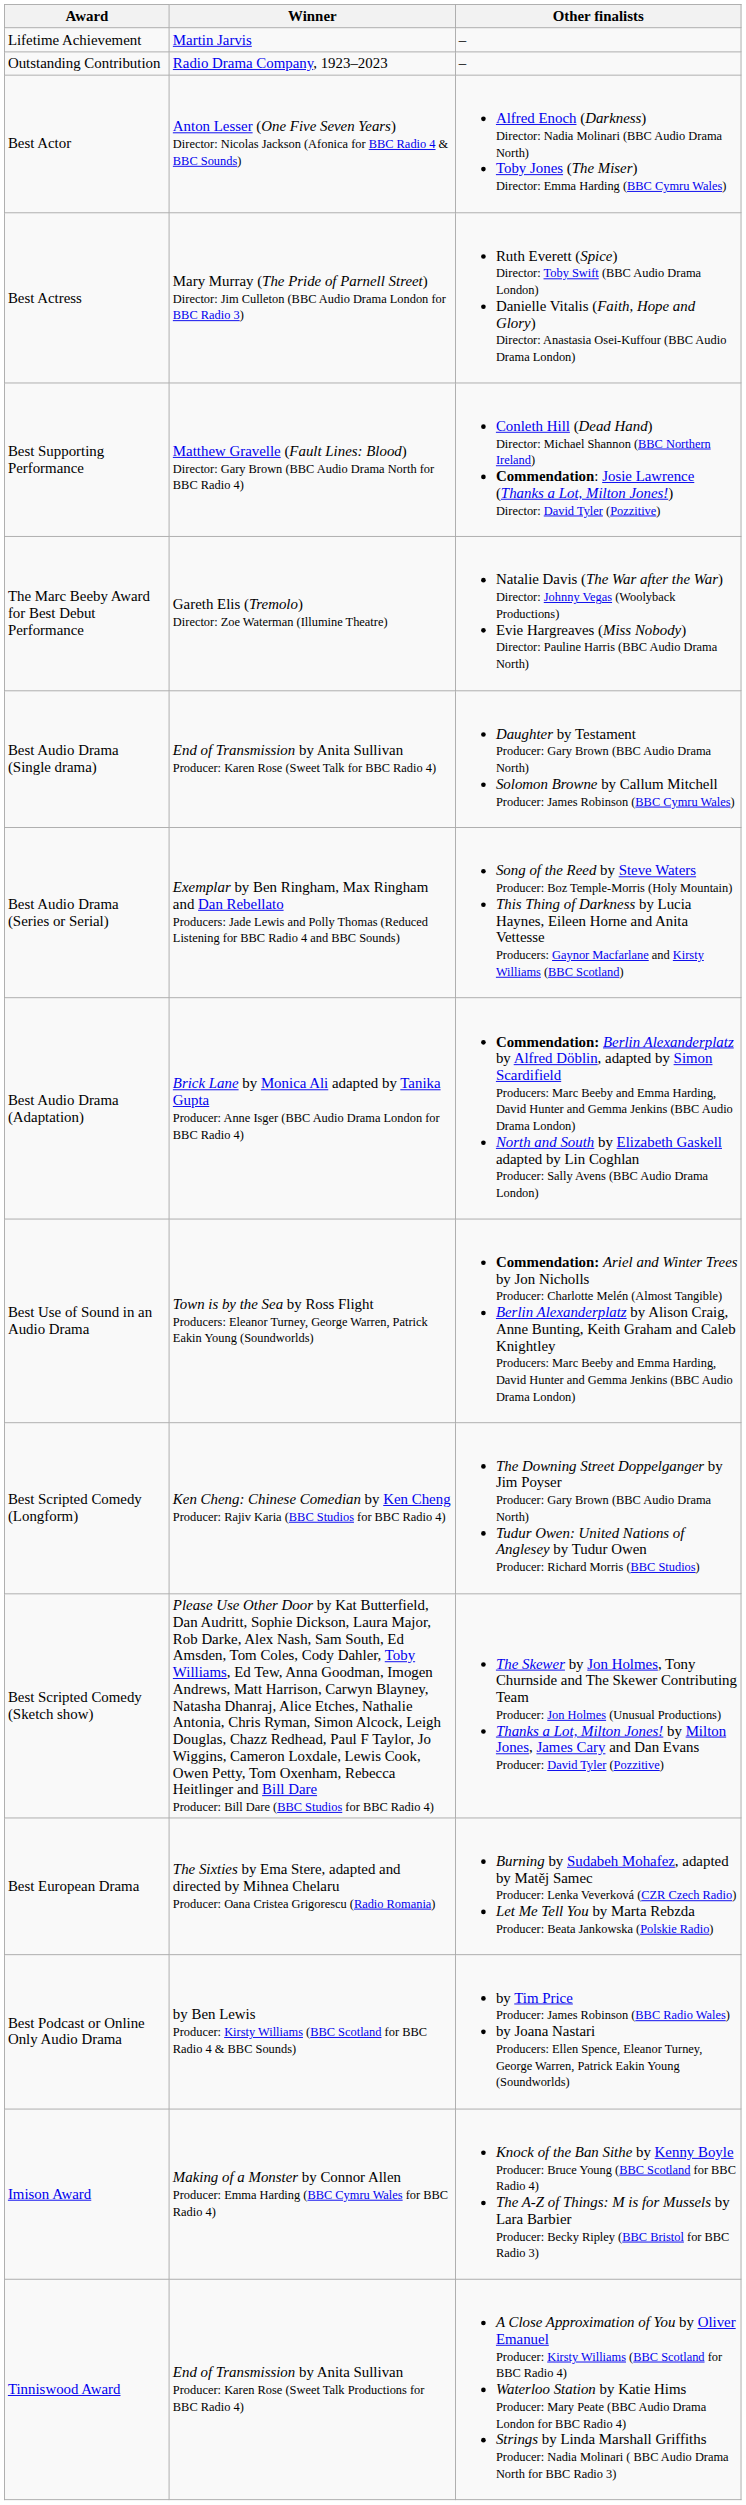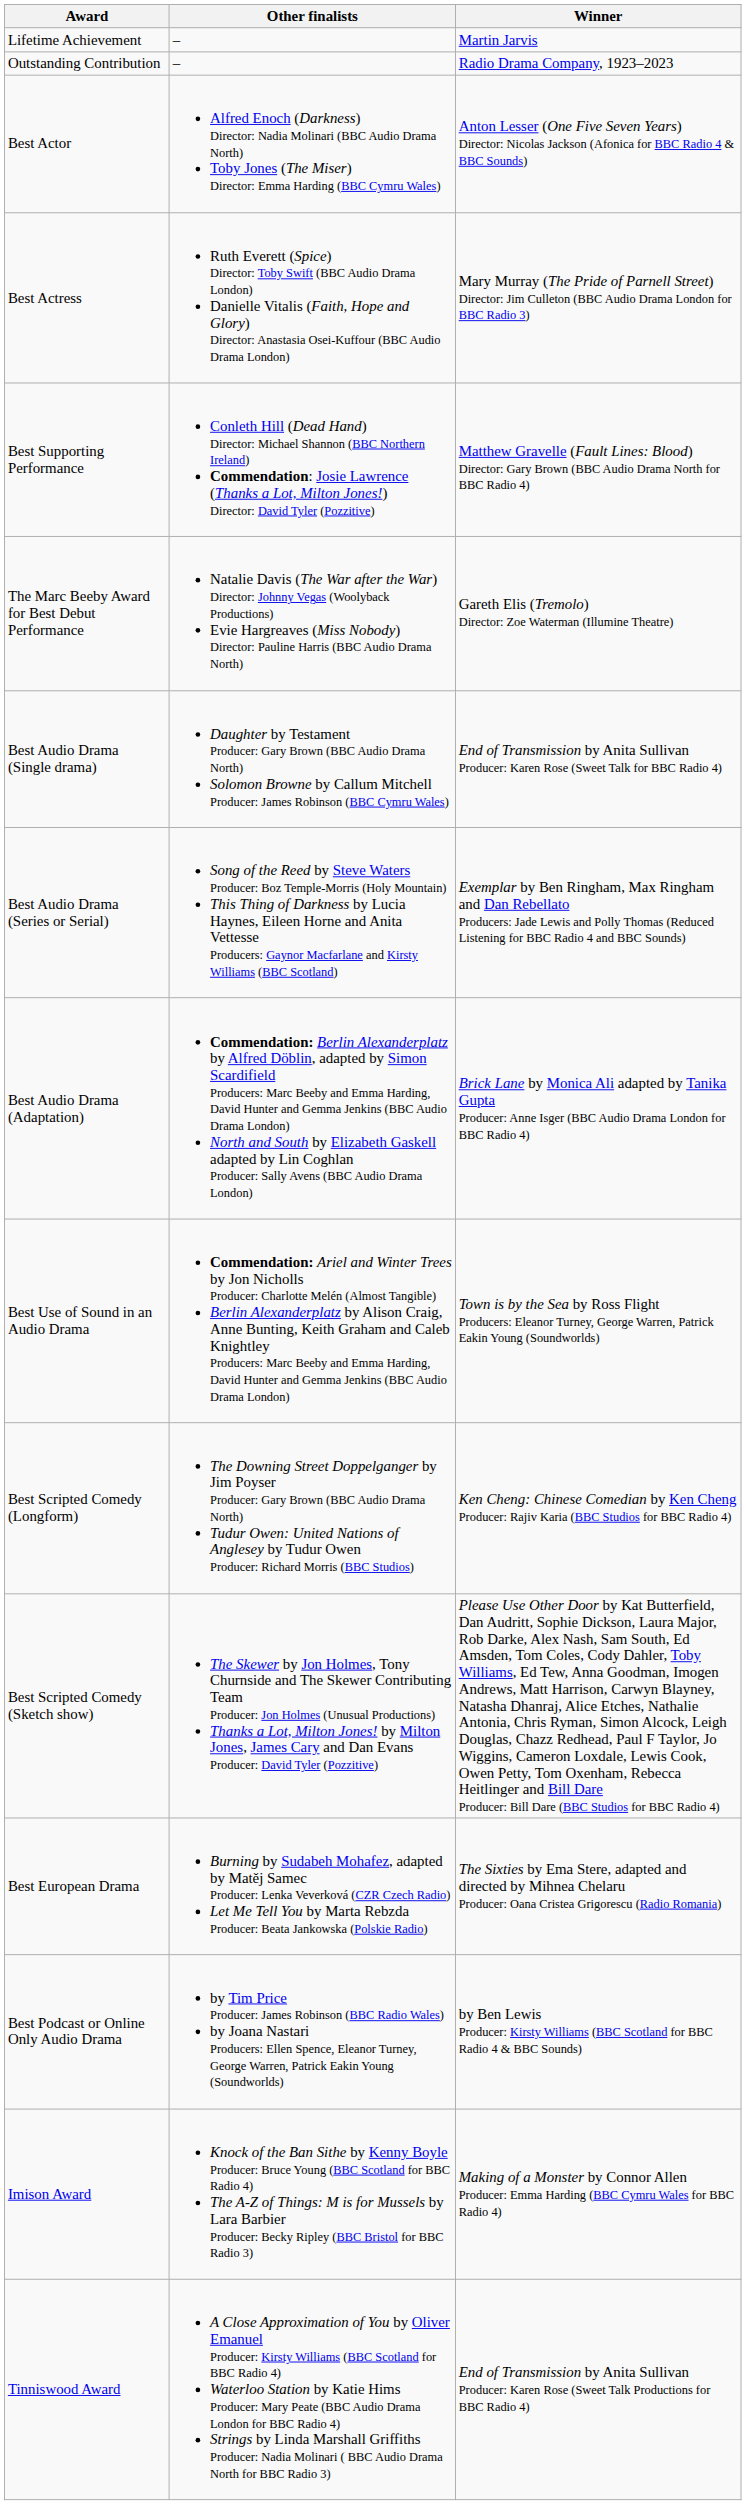columns swapped: (312, 16) <-> (598, 16)
